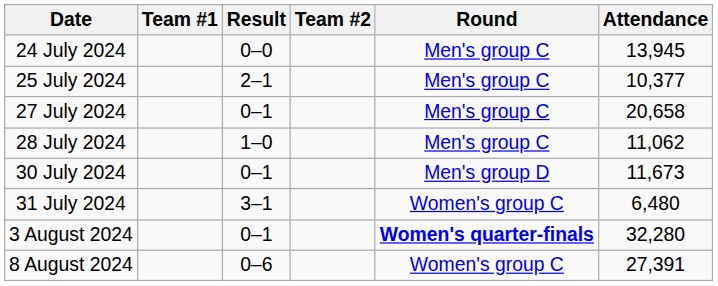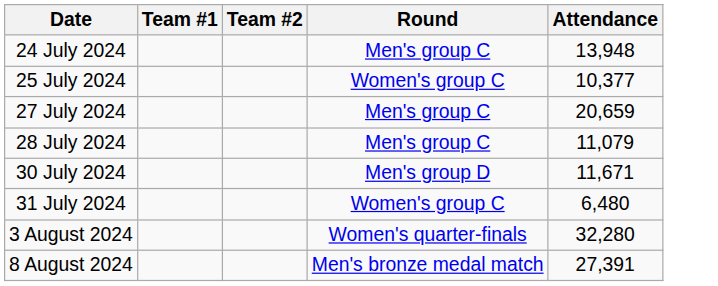- column: (256, 19)
(656, 50) 13,945 -> (605, 50) 13,948
(487, 81) Men's group C -> (428, 81) Women's group C
(656, 111) 20,658 -> (605, 111) 20,659
(656, 142) 11,062 -> (605, 142) 11,079
(656, 173) 11,673 -> (605, 173) 11,671
(487, 234) bold -> (428, 234) normal
(487, 265) Women's group C -> (428, 265) Men's bronze medal match
